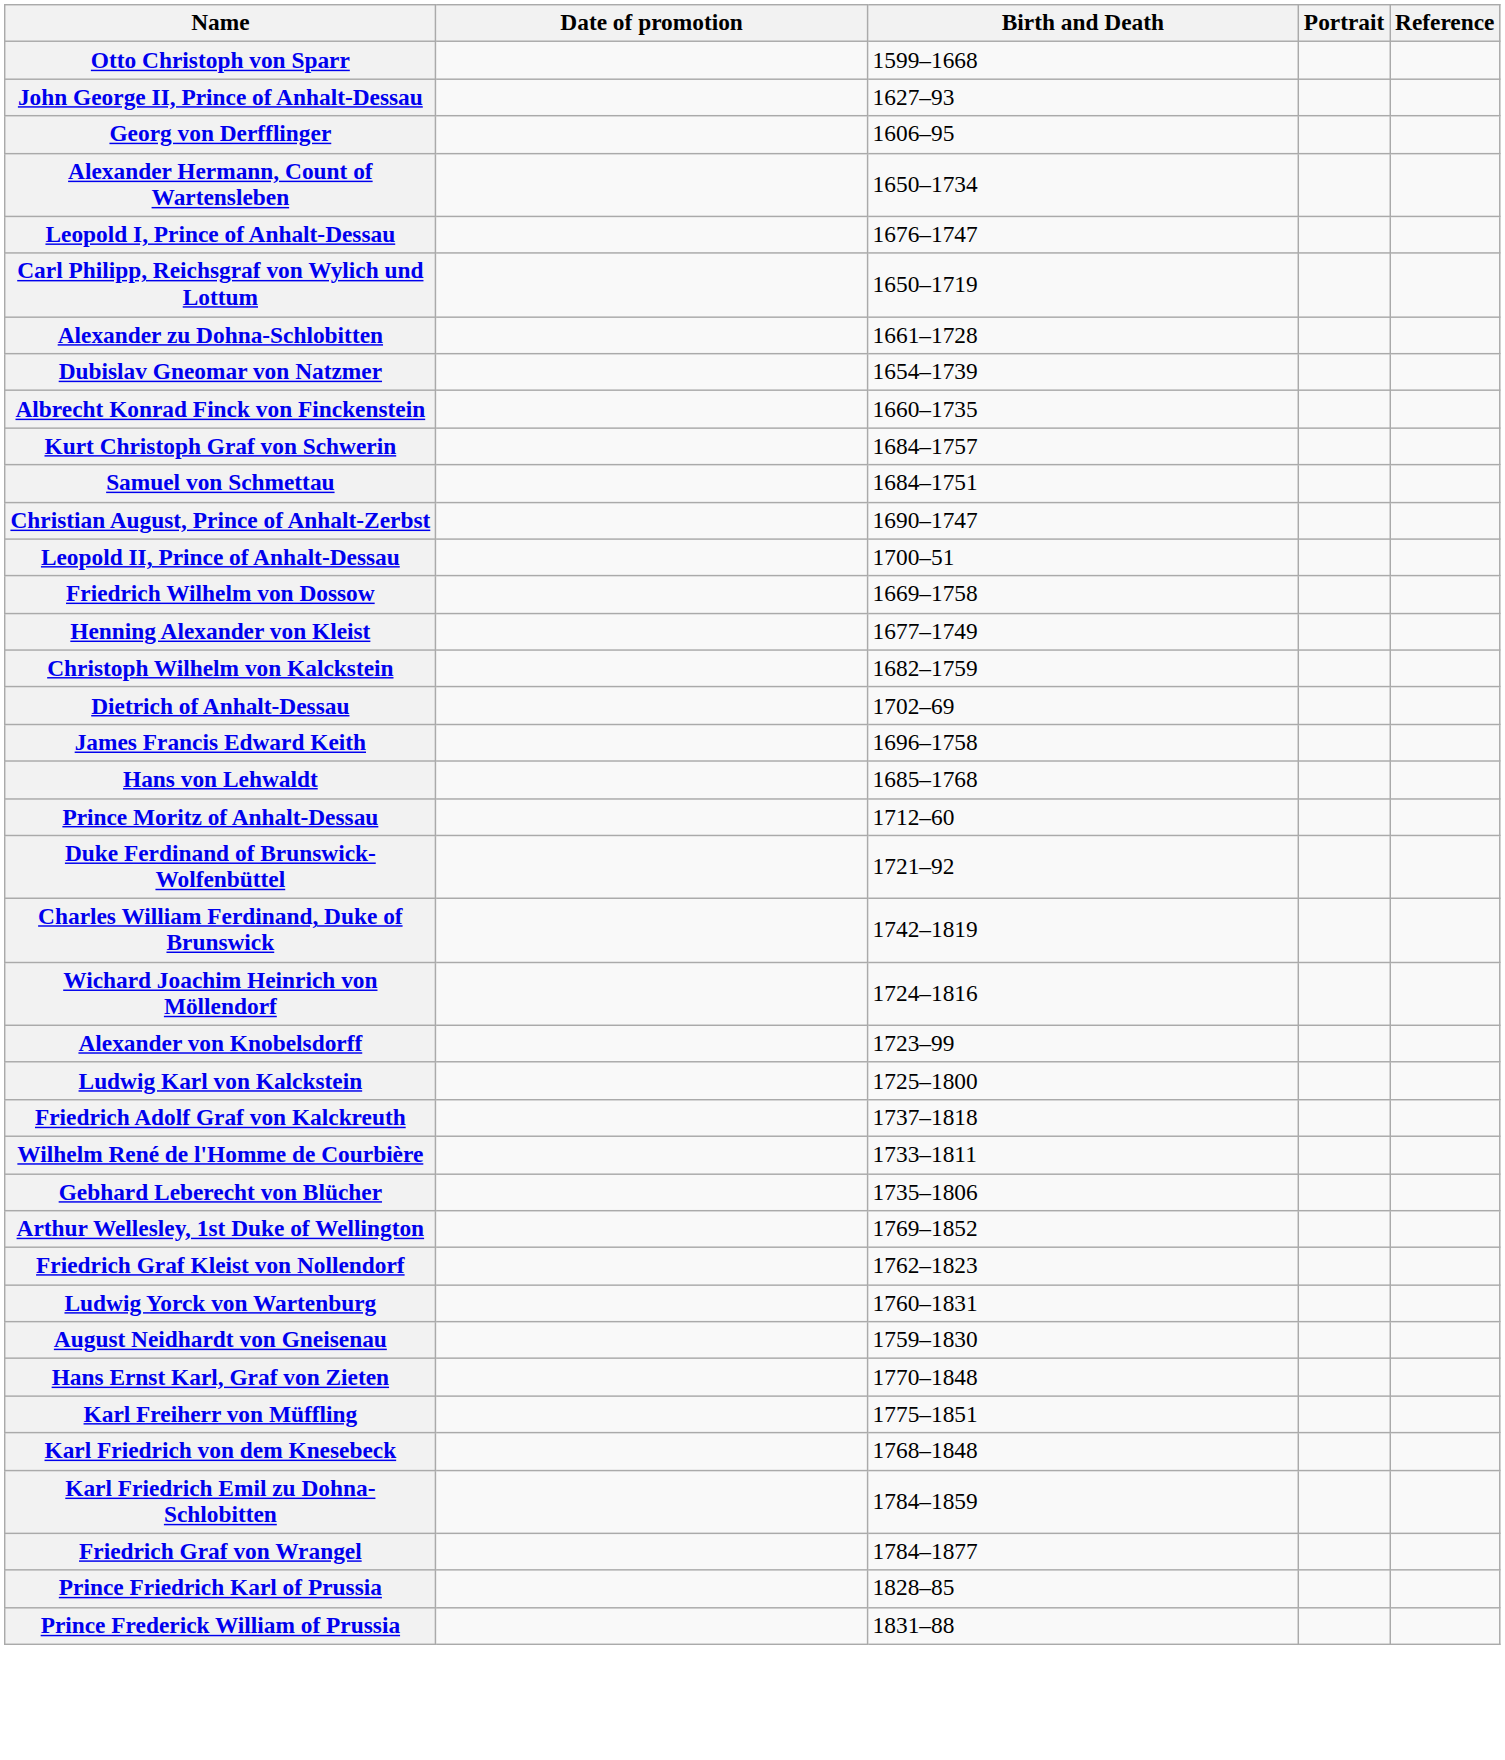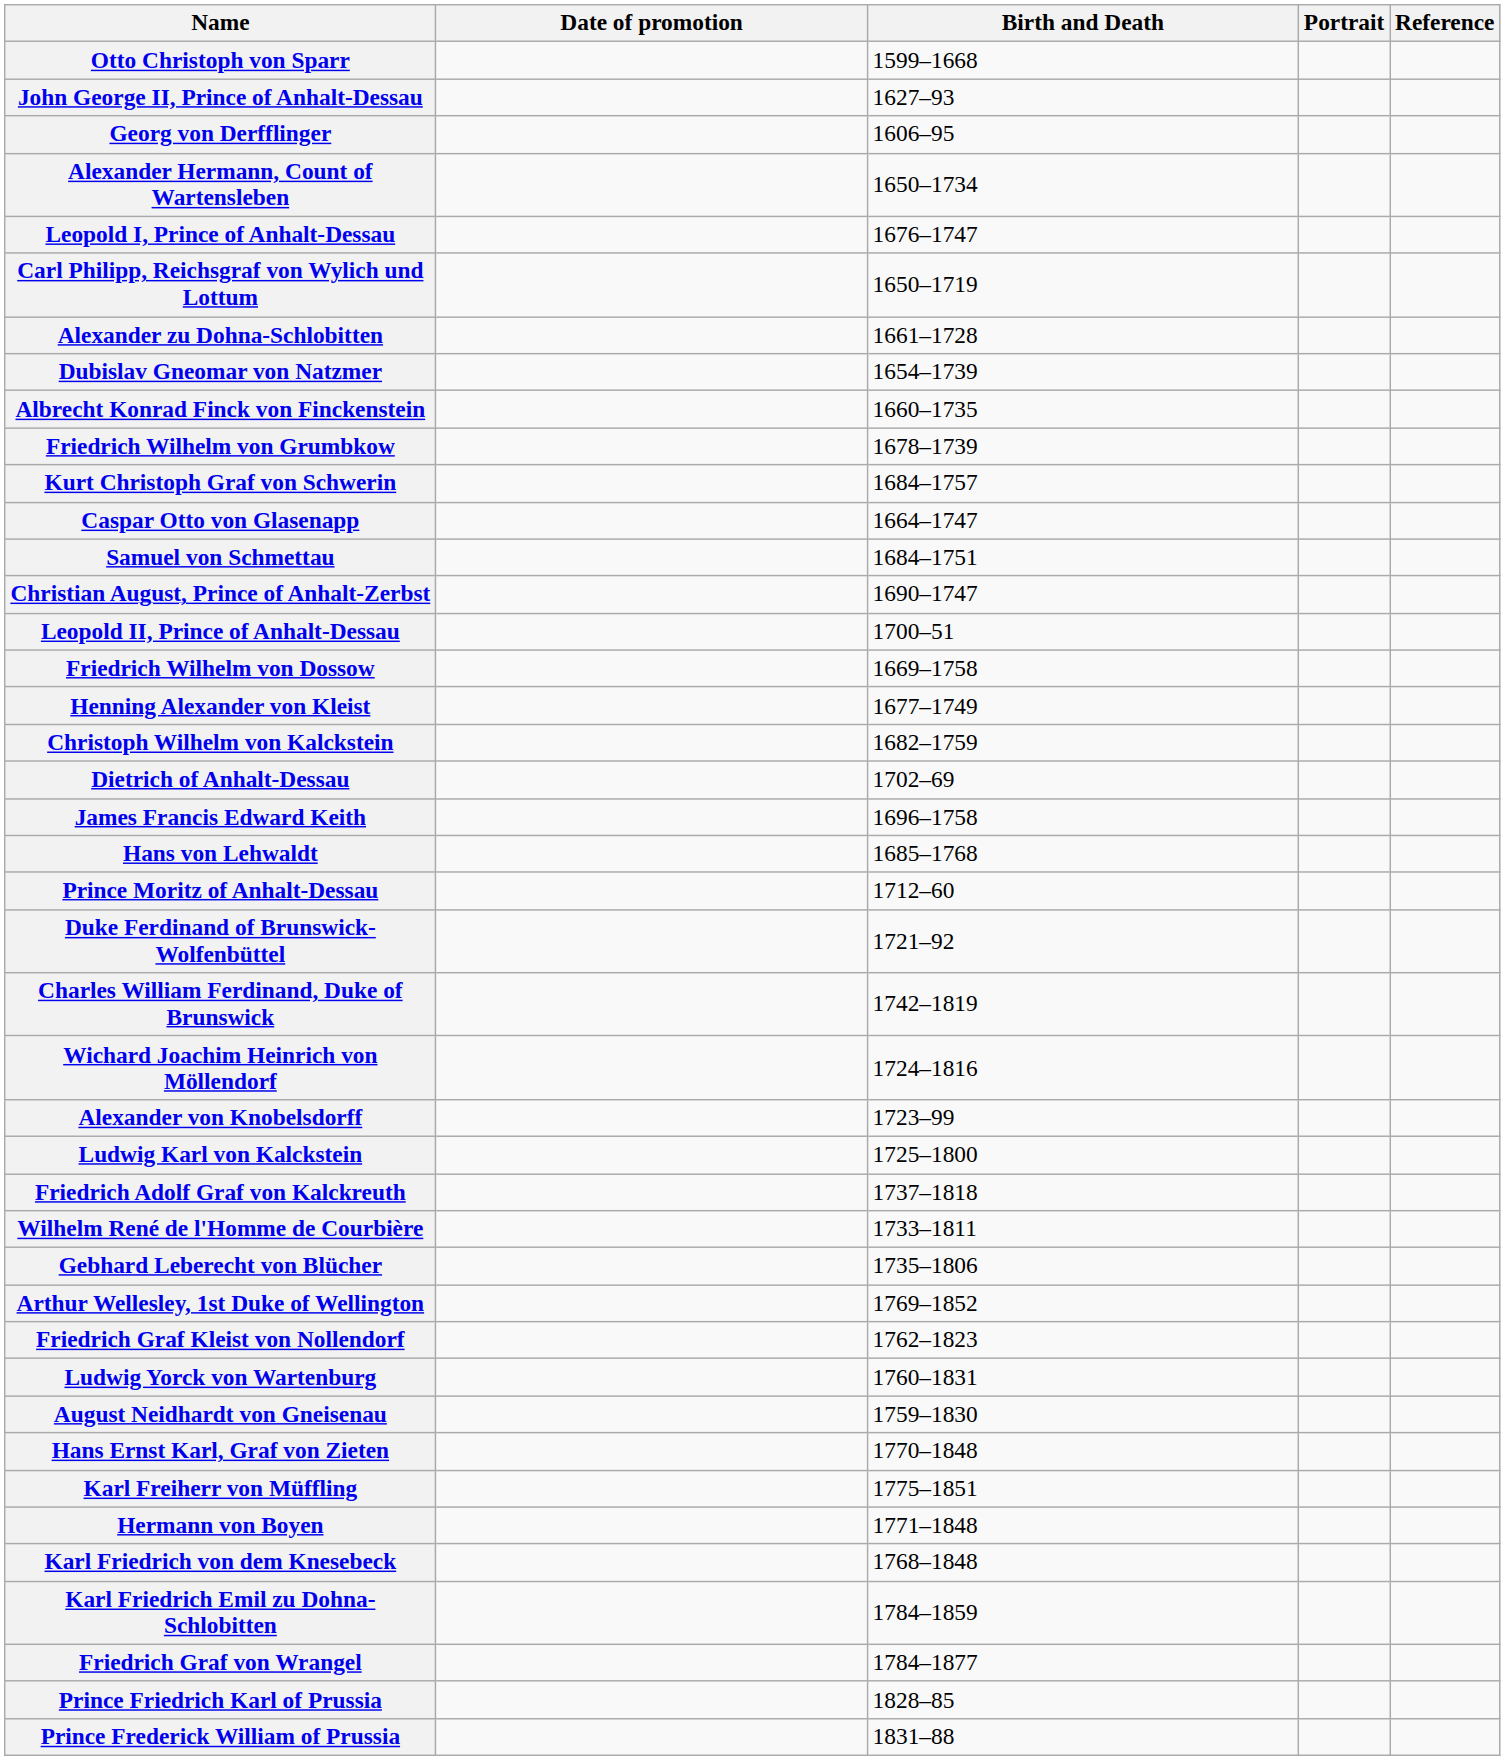+ row: (220, 446)
+ row: (220, 520)
+ row: (220, 1525)
